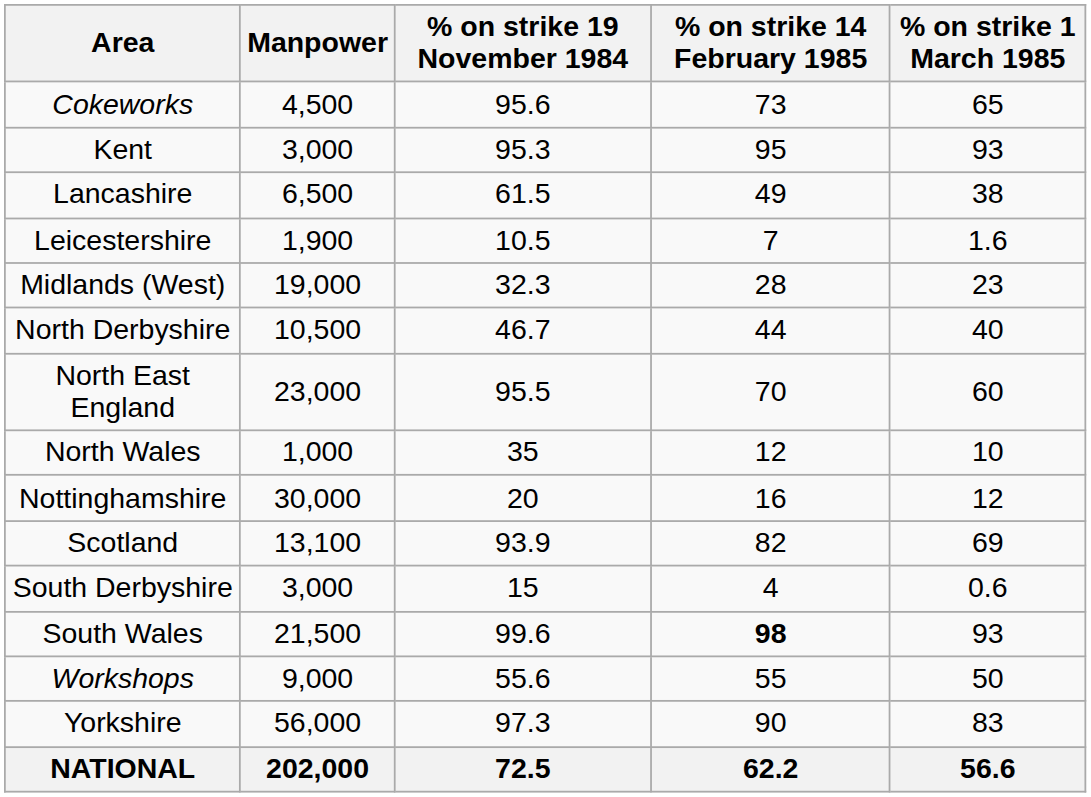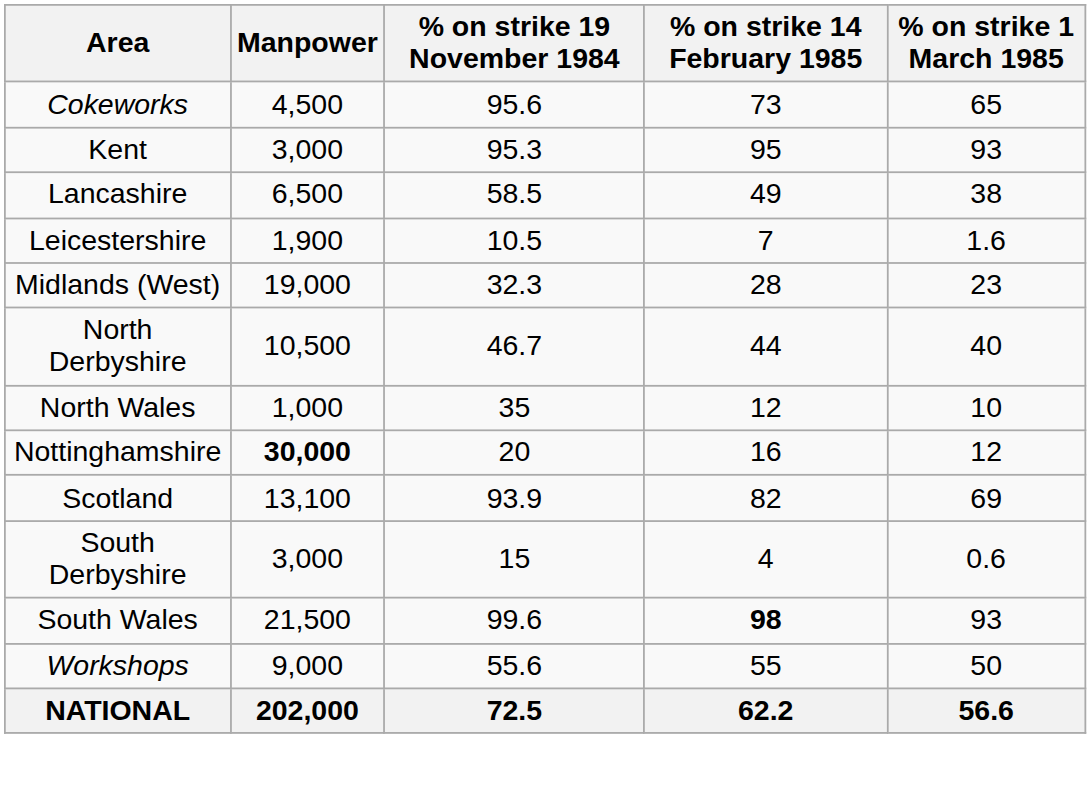(523, 194) 61.5 -> (514, 194) 58.5
- row: (123, 391)
(318, 497) normal -> (307, 452) bold
- row: (123, 723)
